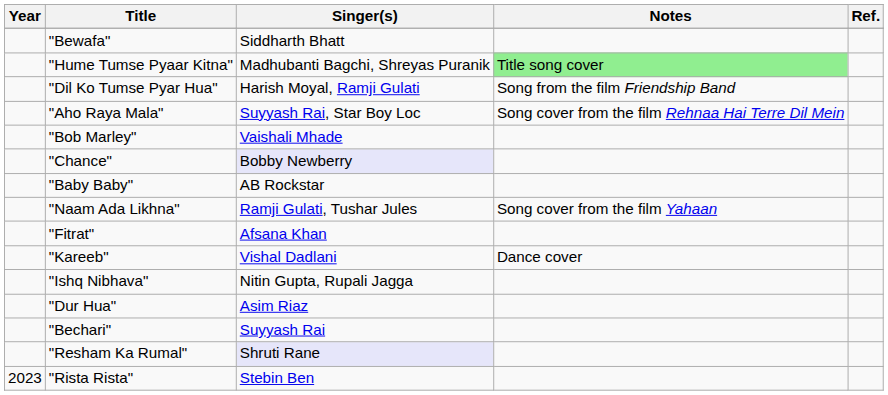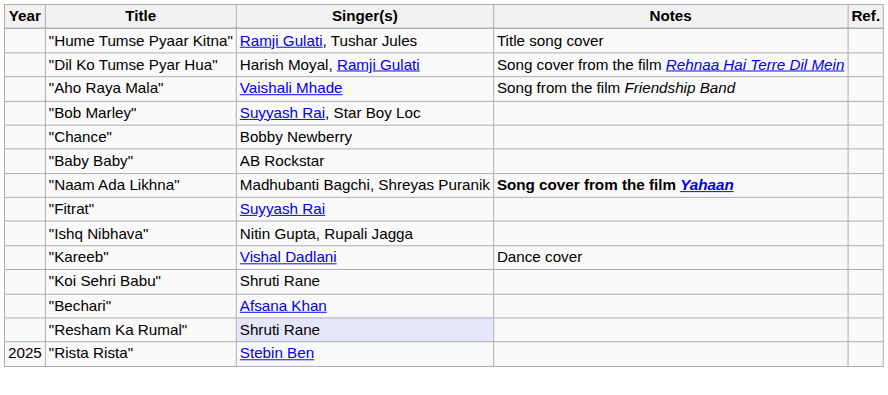- row: (80, 40)
(365, 64) Madhubanti Bagchi, Shreyas Puranik -> (328, 40) Ramji Gulati, Tushar Jules
(550, 64) lightgreen background -> (550, 40) no background
(616, 88) Song from the film Friendship Band -> (671, 64) Song cover from the film Rehnaa Hai Terre Dil Mein
(330, 112) Suyyash Rai, Star Boy Loc -> (291, 88) Vaishali Mhade
(671, 112) Song cover from the film Rehnaa Hai Terre Dil Mein -> (616, 88) Song from the film Friendship Band
(291, 137) Vaishali Mhade -> (330, 112) Suyyash Rai, Star Boy Loc
(296, 161) lavender background -> (296, 137) no background
(328, 209) Ramji Gulati, Tushar Jules -> (365, 185) Madhubanti Bagchi, Shreyas Puranik
(607, 209) normal -> (615, 185) bold
(283, 233) Afsana Khan -> (282, 209) Suyyash Rai
rows swapped: (79, 257) <-> (99, 281)
+ row: (105, 281)
- row: (82, 305)
(282, 329) Suyyash Rai -> (283, 305) Afsana Khan
(25, 378) 2023 -> (25, 354) 2025
